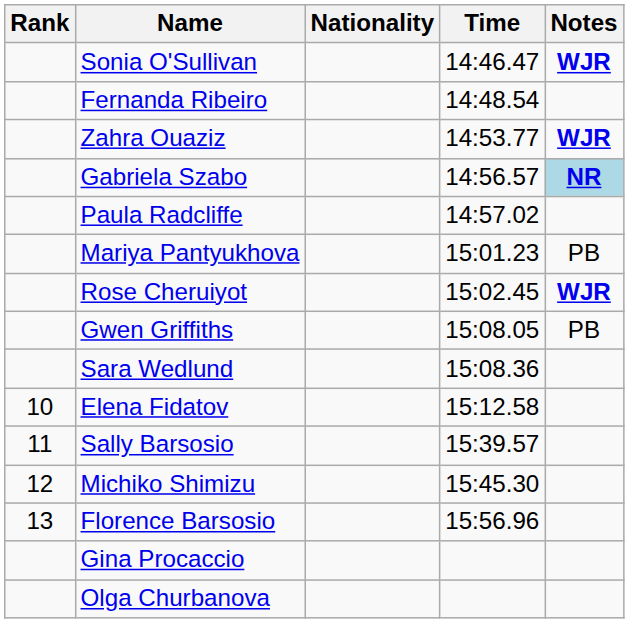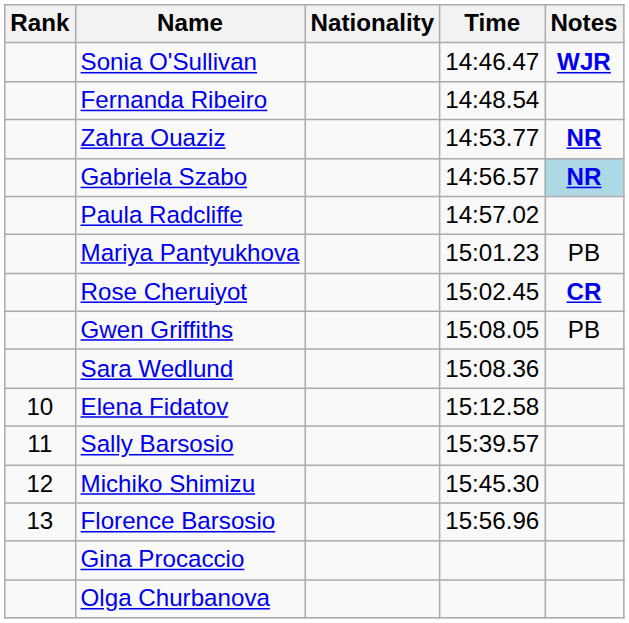(584, 138) WJR -> (584, 138) NR
(584, 291) WJR -> (584, 291) CR
